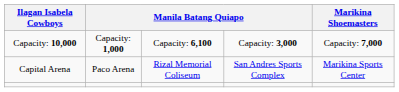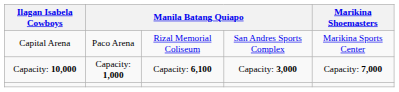rows swapped: (45, 70) <-> (45, 44)
